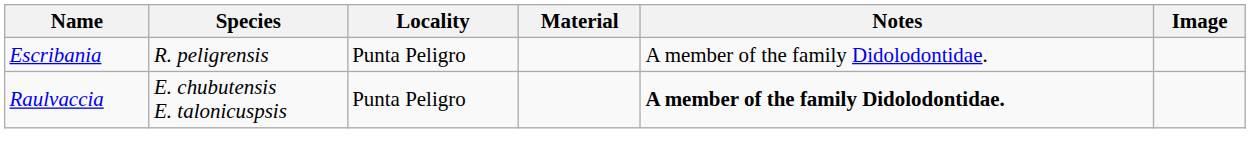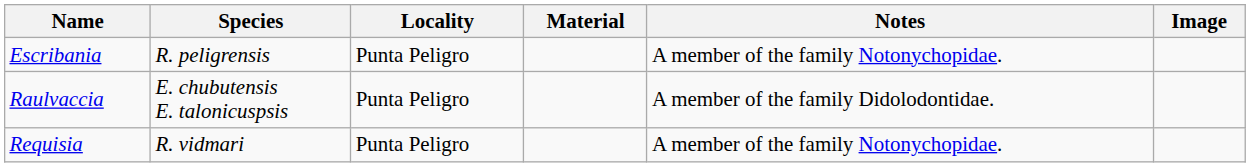(817, 54) A member of the family Didolodontidae. -> (827, 54) A member of the family Notonychopidae.
(825, 99) bold -> (823, 99) normal
+ row: (46, 144)
